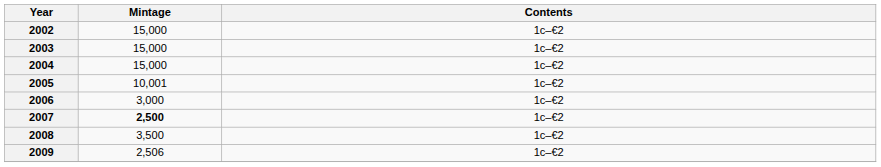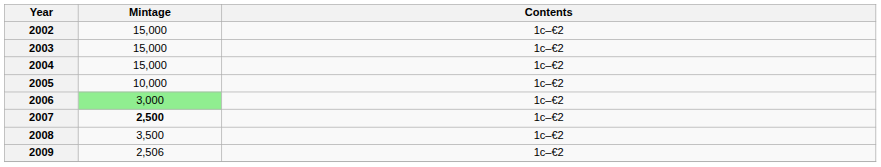(150, 83) 10,001 -> (150, 83) 10,000
(150, 100) no background -> (150, 100) lightgreen background
